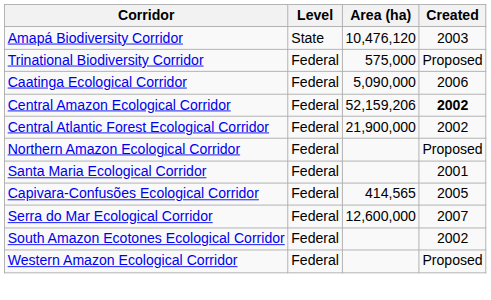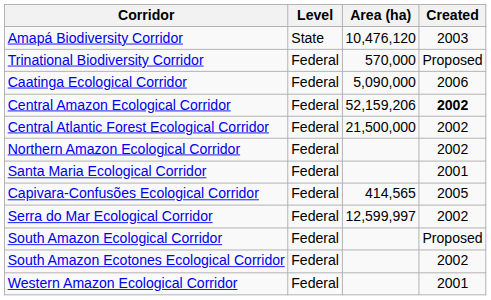(390, 60) 575,000 -> (390, 60) 570,000
(381, 127) 21,900,000 -> (381, 127) 21,500,000
(453, 149) Proposed -> (453, 149) 2002
(381, 216) 12,600,000 -> (381, 216) 12,599,997
(453, 216) 2007 -> (453, 216) 2002
+ row: (115, 238)
(453, 261) Proposed -> (453, 283) 2001
